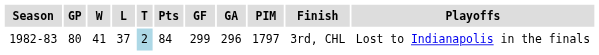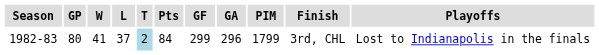(266, 40) 1797 -> (266, 40) 1799
